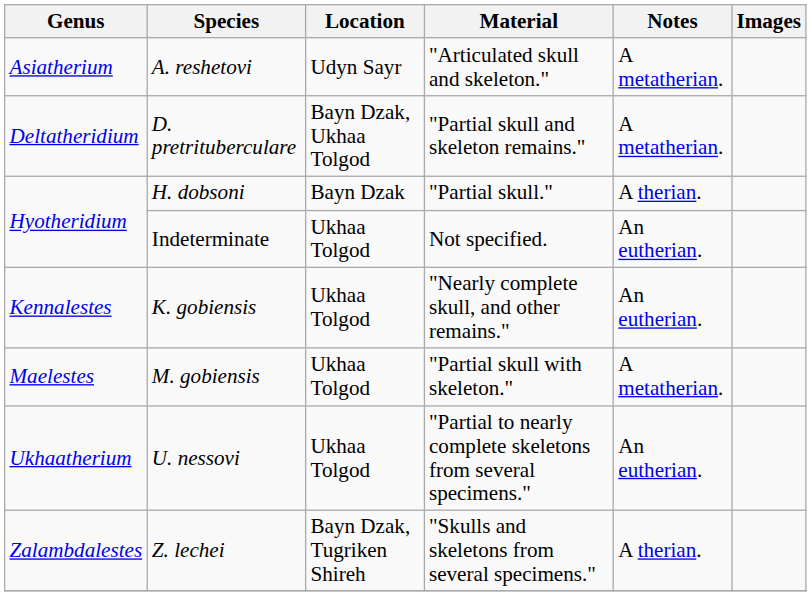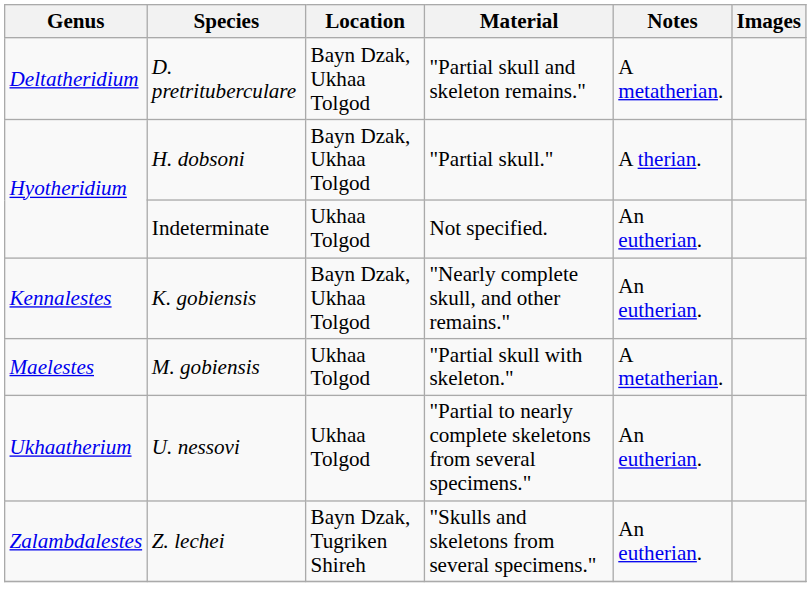- row: (202, 66)
(358, 193) Bayn Dzak -> (360, 159) Bayn Dzak, Ukhaa Tolgod
(340, 307) Ukhaa Tolgod -> (360, 297) Bayn Dzak, Ukhaa Tolgod
(660, 550) A therian. -> (660, 540) An eutherian.
